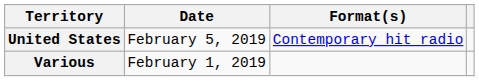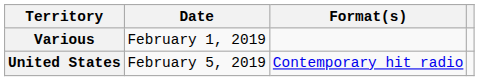rows swapped: (64, 63) <-> (64, 40)
